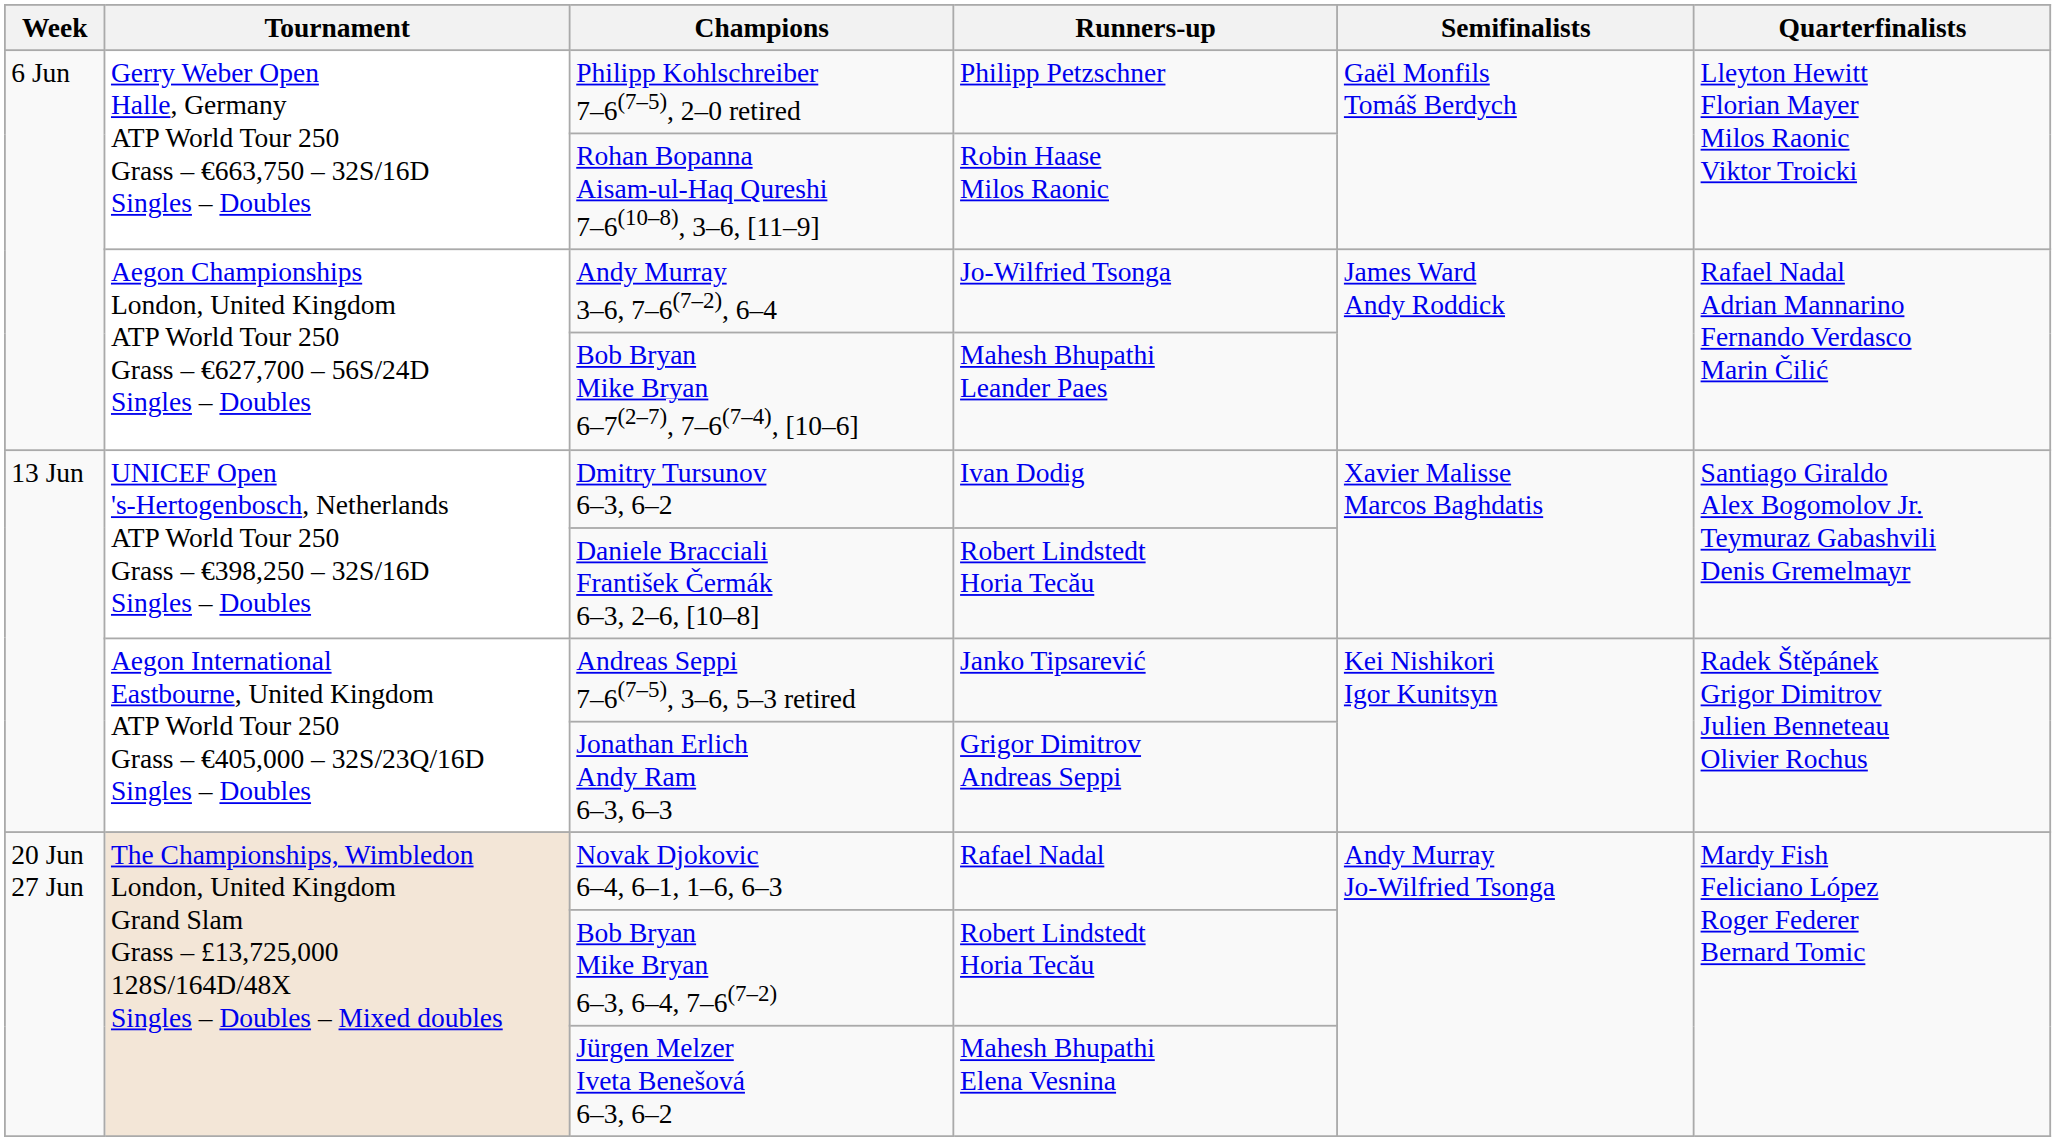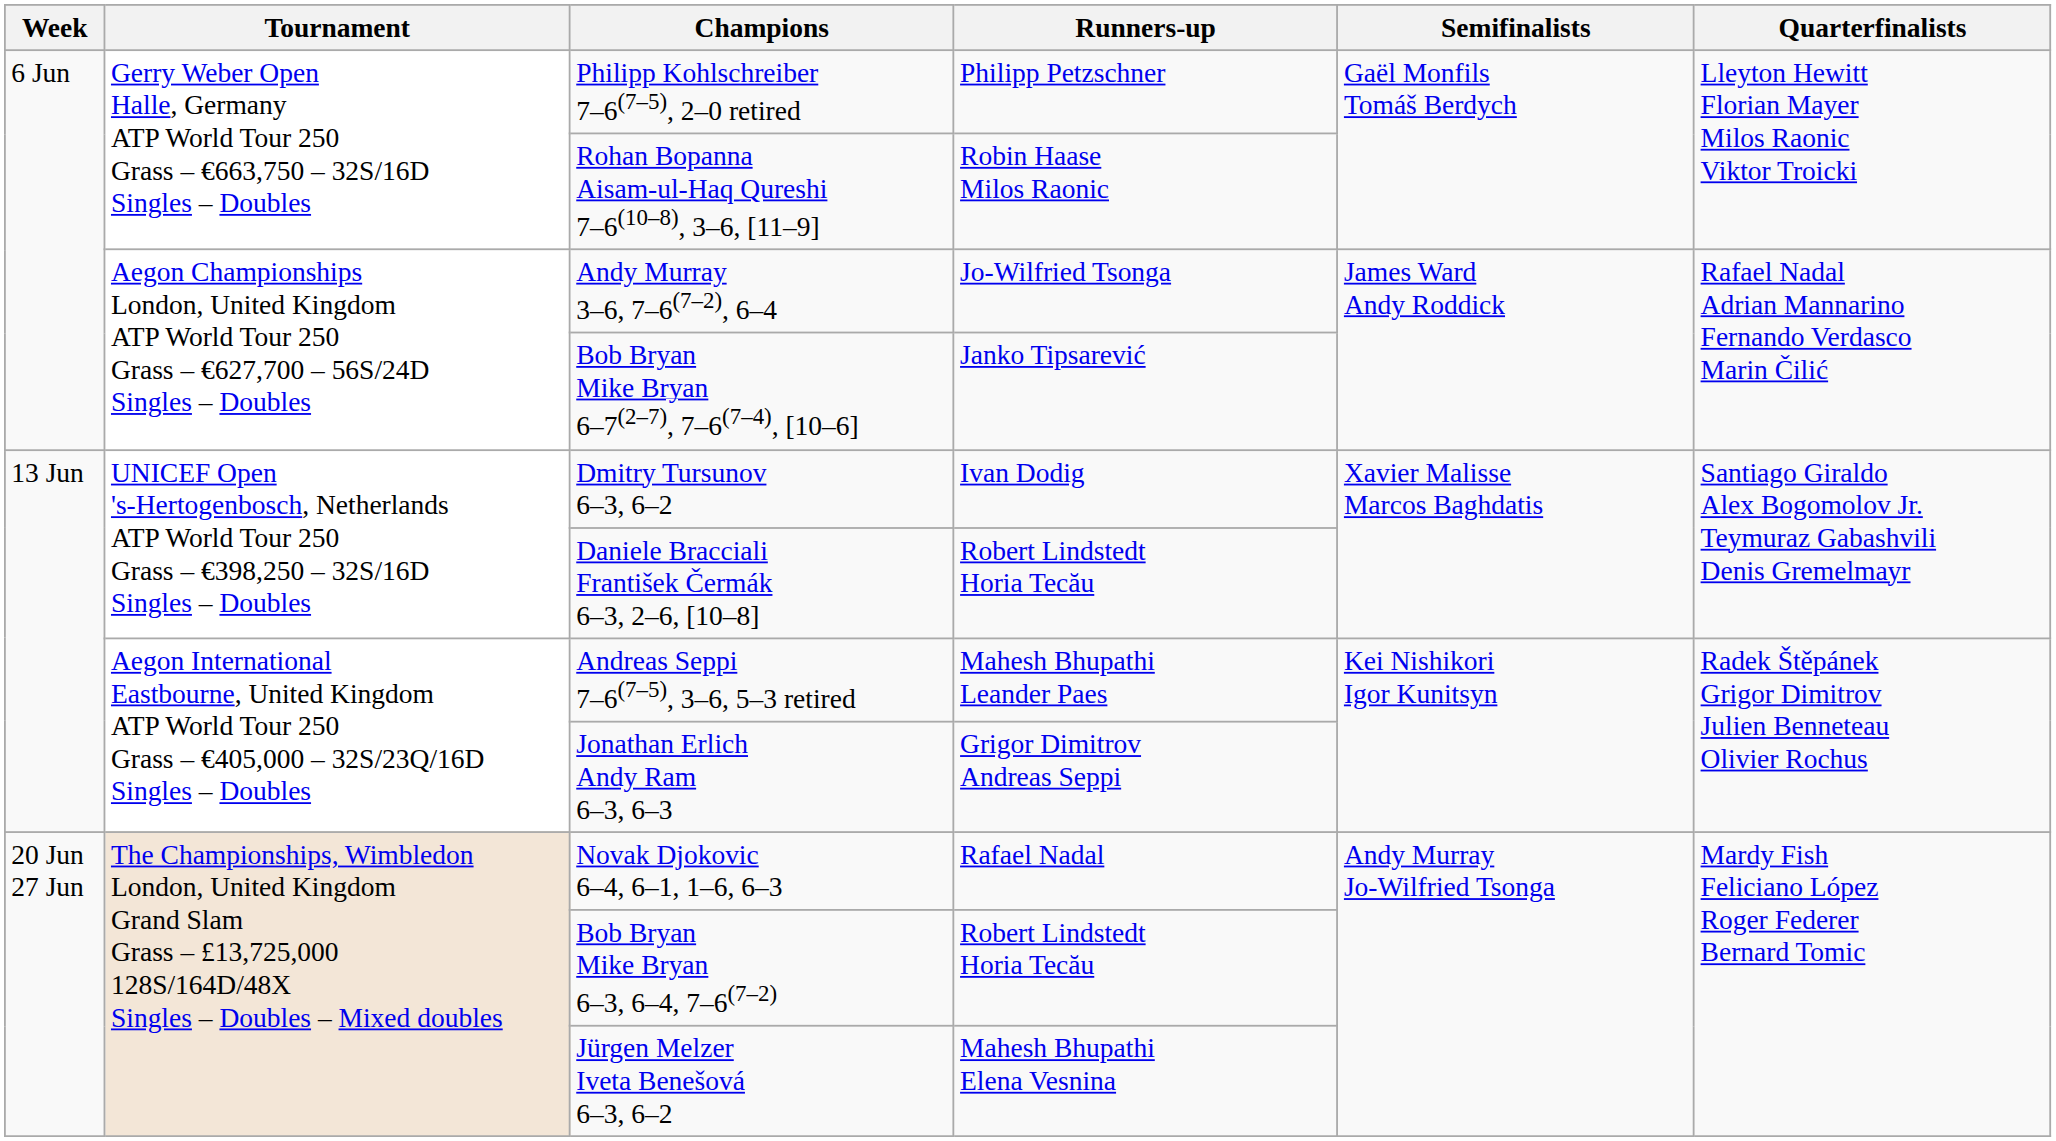(1057, 372) Mahesh Bhupathi Leander Paes -> (1053, 355) Janko Tipsarević
(1053, 660) Janko Tipsarević -> (1057, 676) Mahesh Bhupathi Leander Paes
